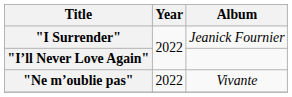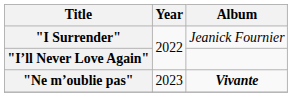(169, 80) 2022 -> (169, 80) 2023
(237, 80) normal -> (237, 80) bold
